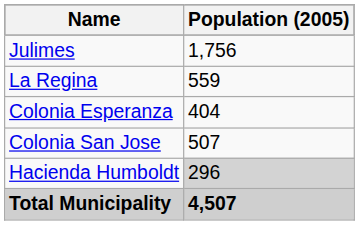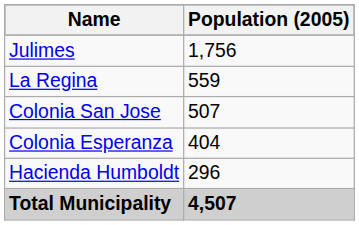rows swapped: (85, 142) <-> (91, 111)
(204, 173) lightgrey background -> (204, 173) no background
